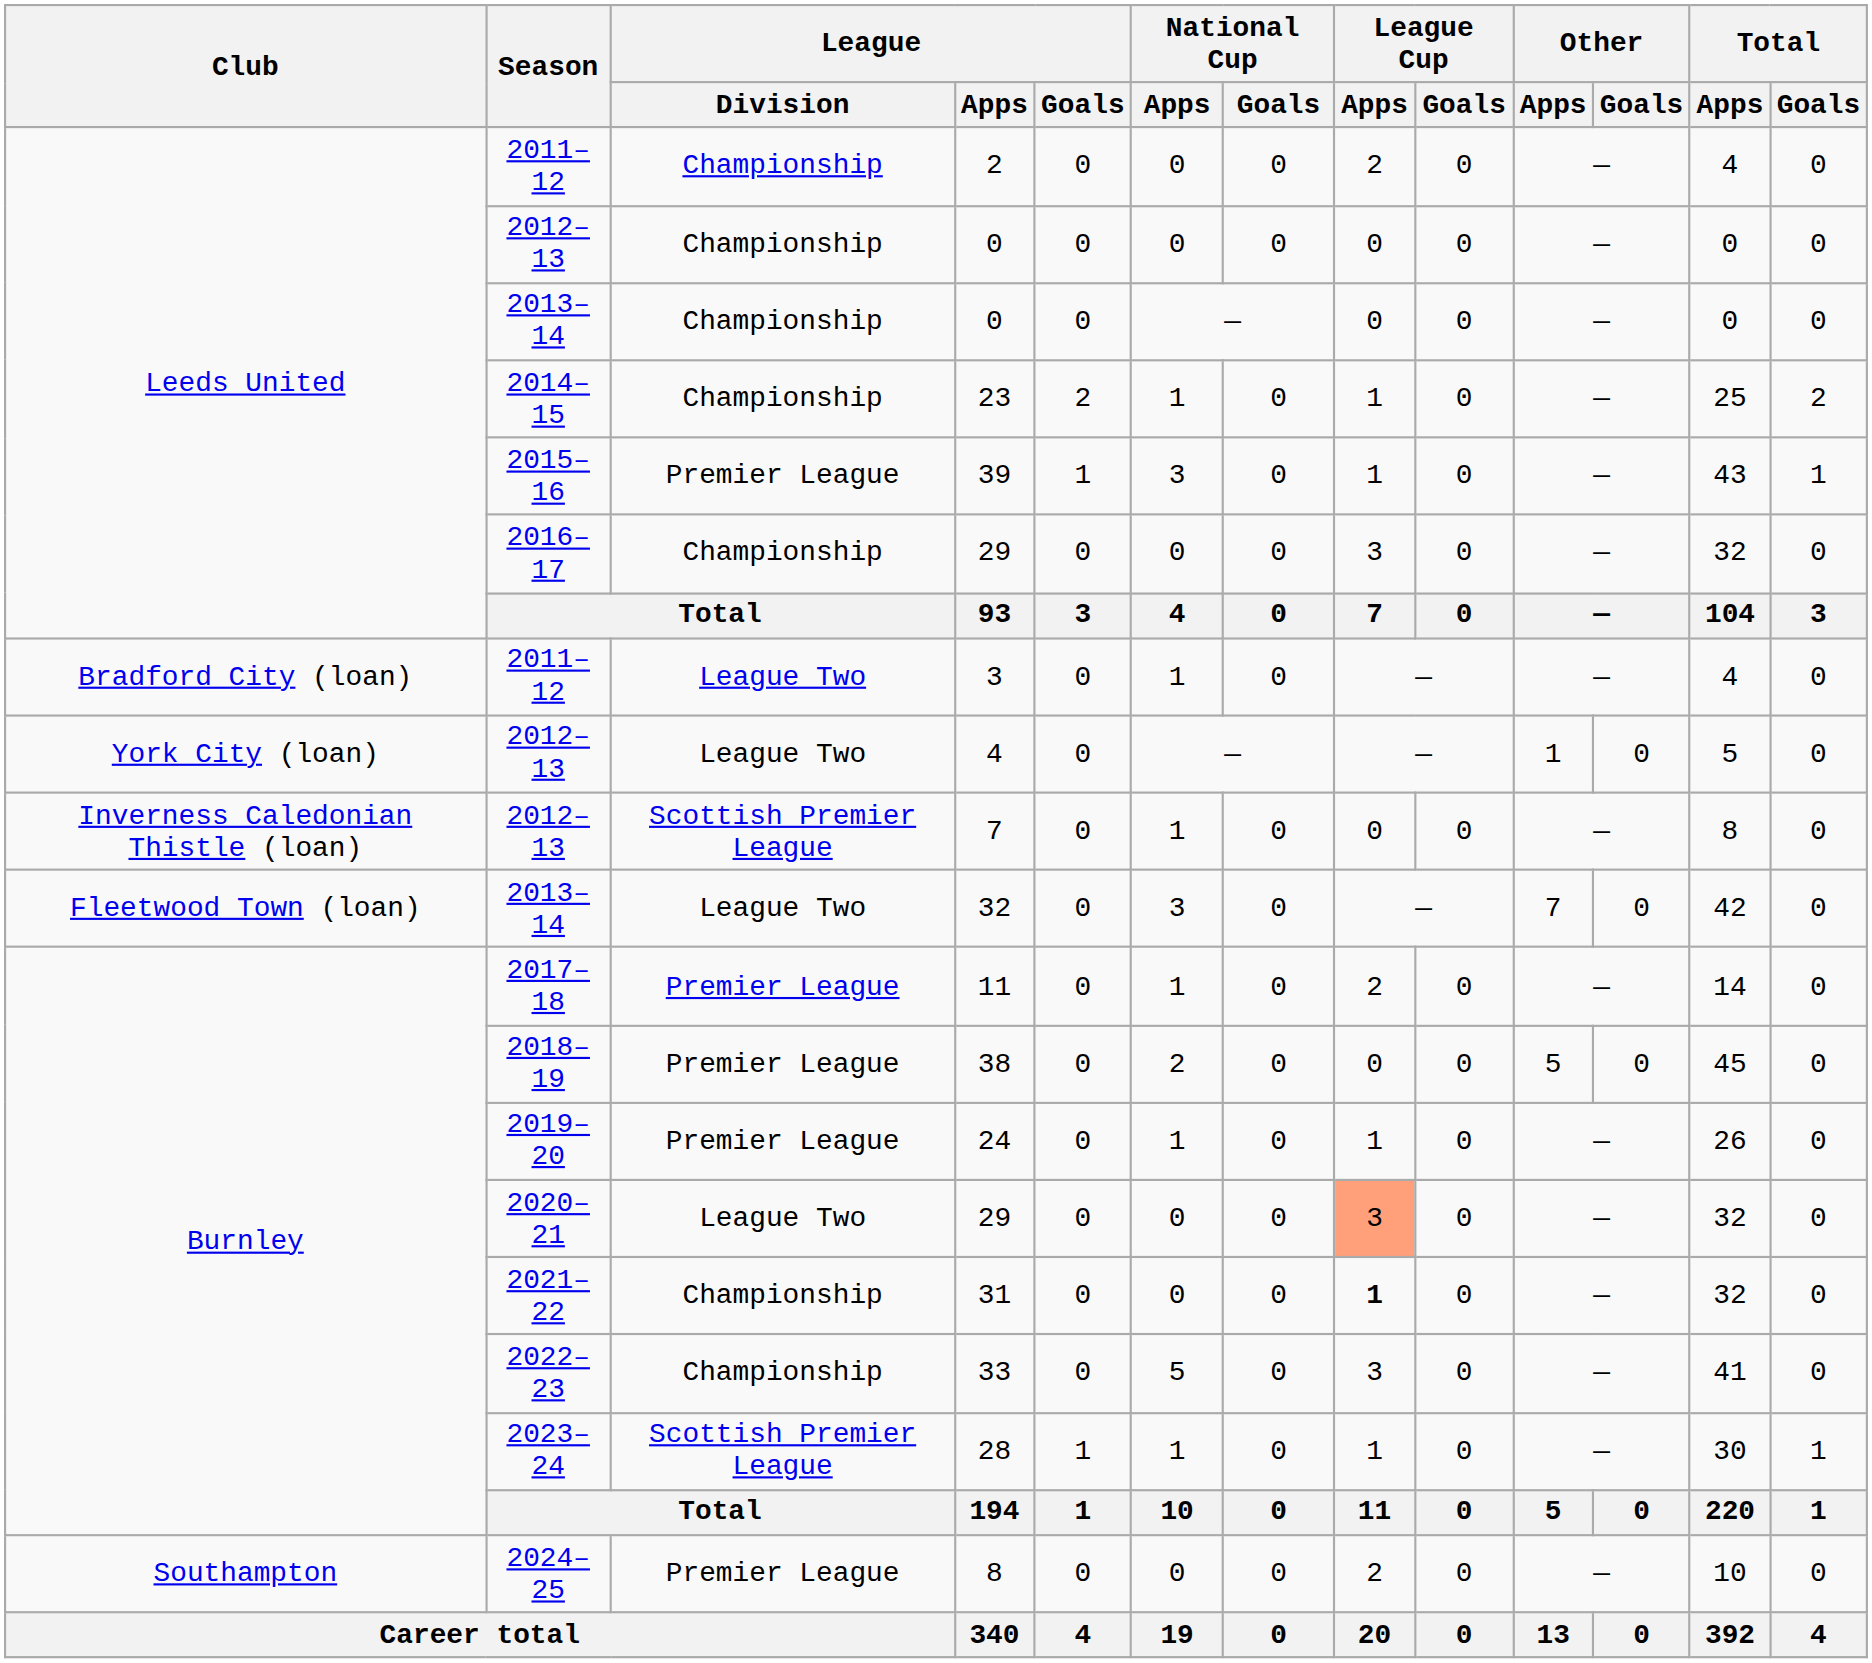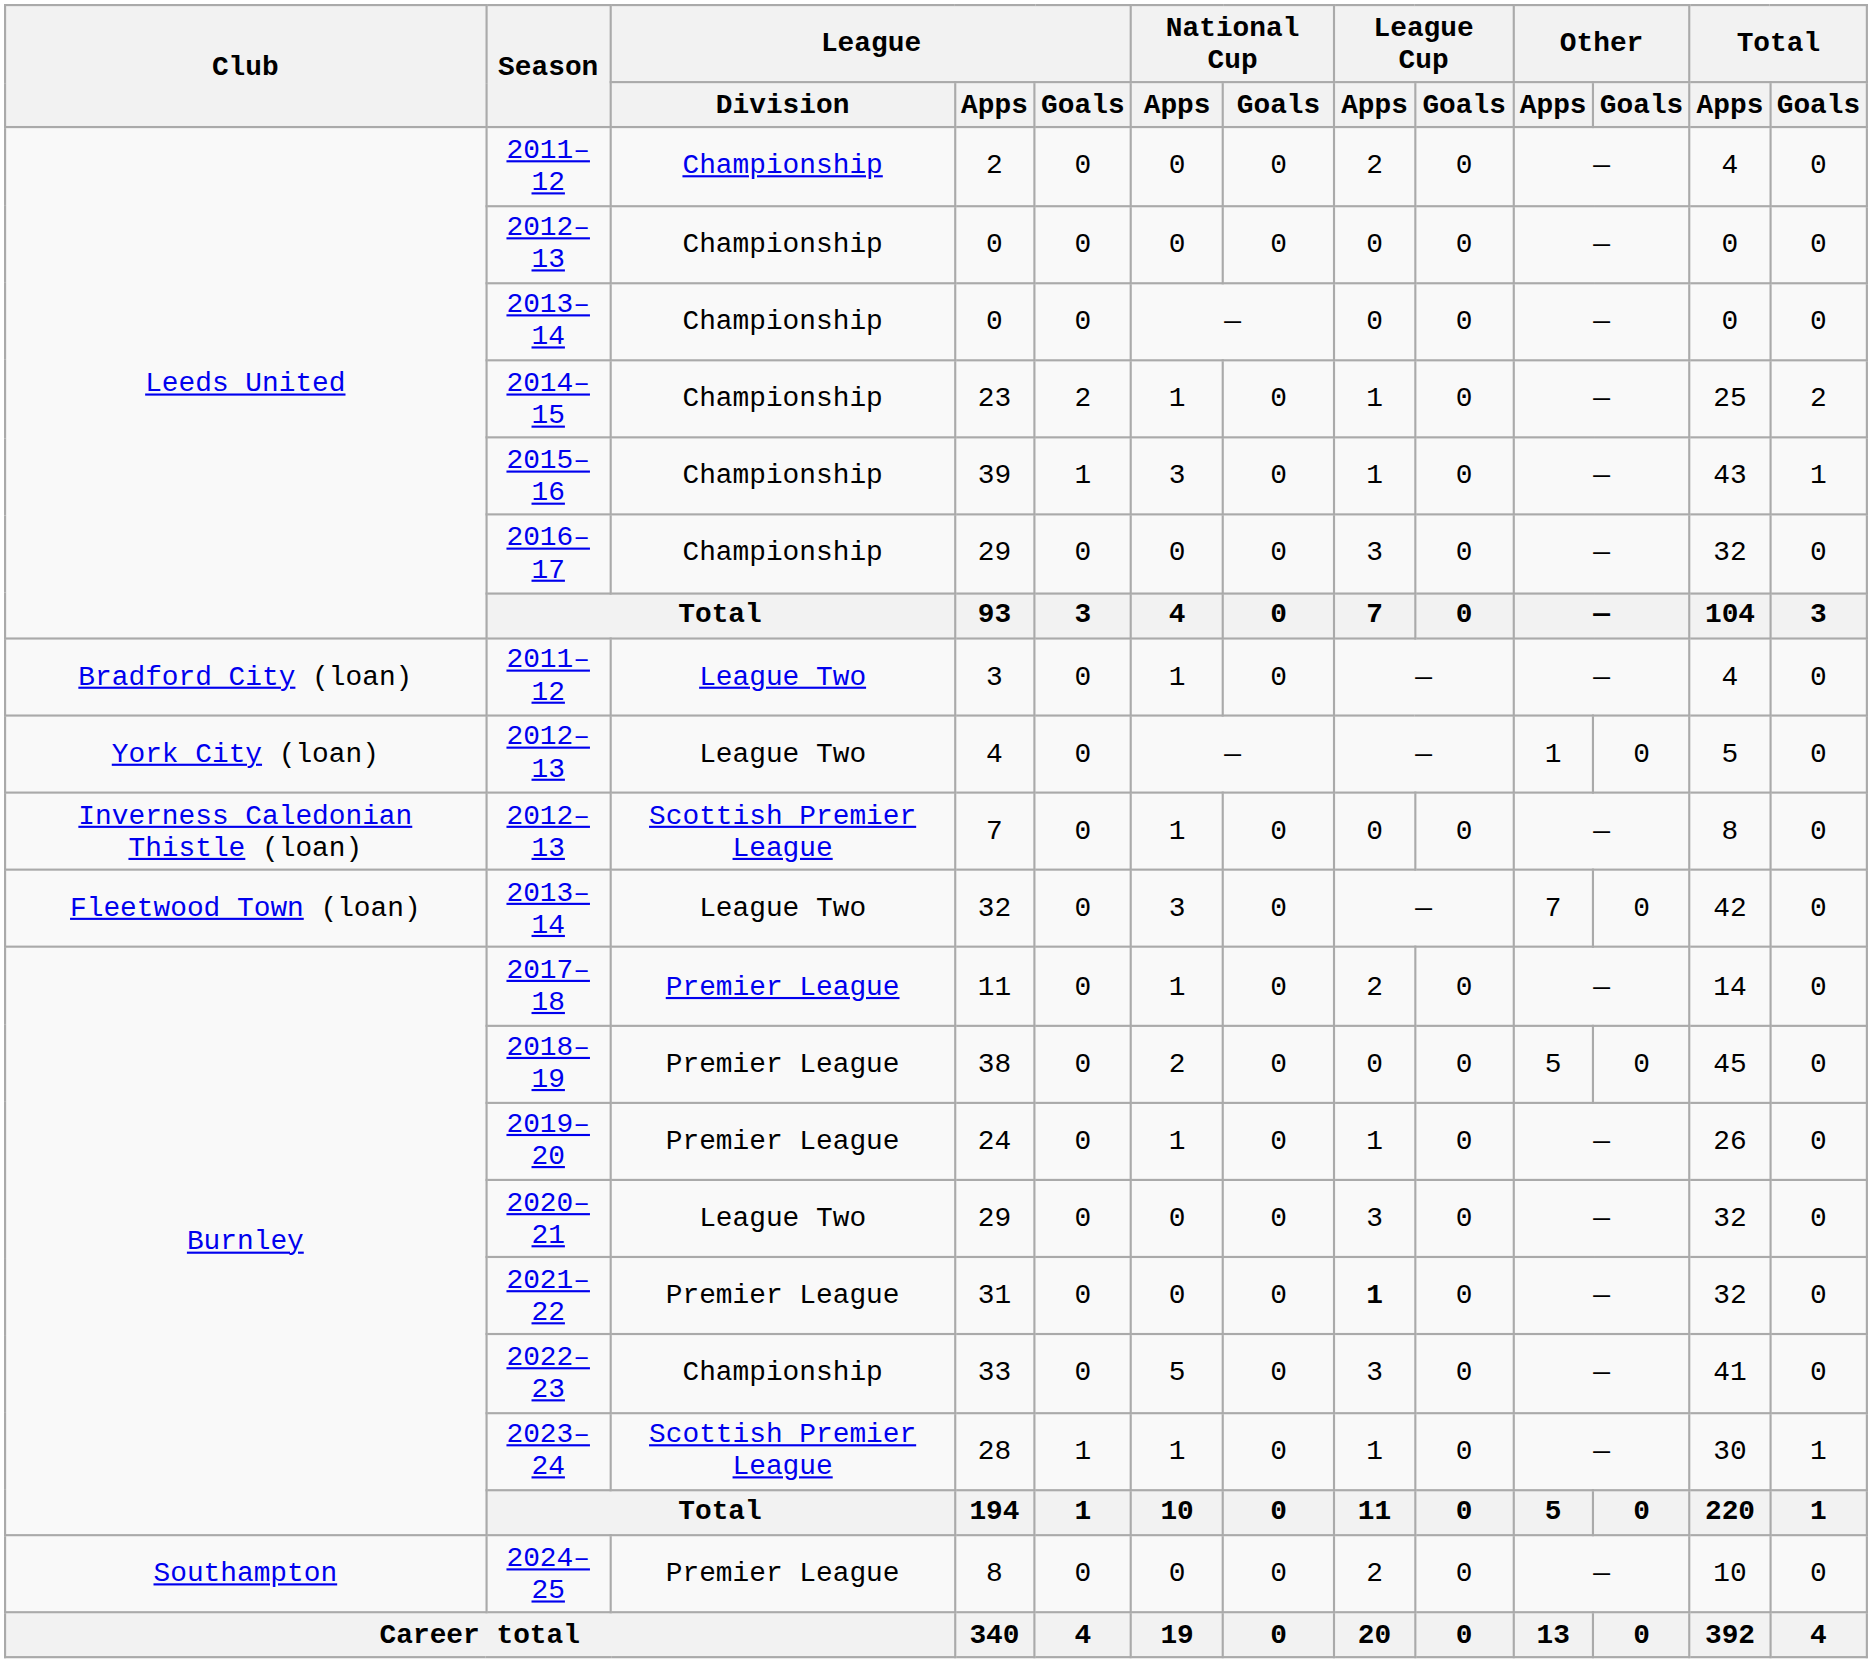(783, 476) Premier League -> (783, 476) Championship
(1375, 1219) lightsalmon background -> (1375, 1219) no background
(783, 1296) Championship -> (783, 1296) Premier League
